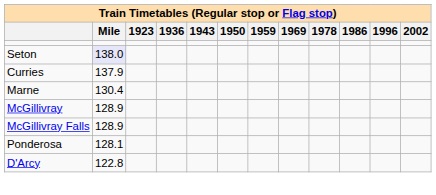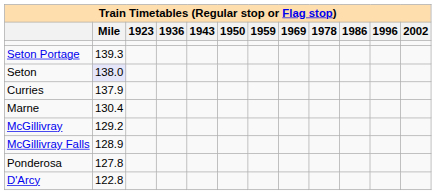+ row: (43, 54)
(109, 108) 128.9 -> (109, 126) 129.2
(109, 144) 128.1 -> (109, 162) 127.8
